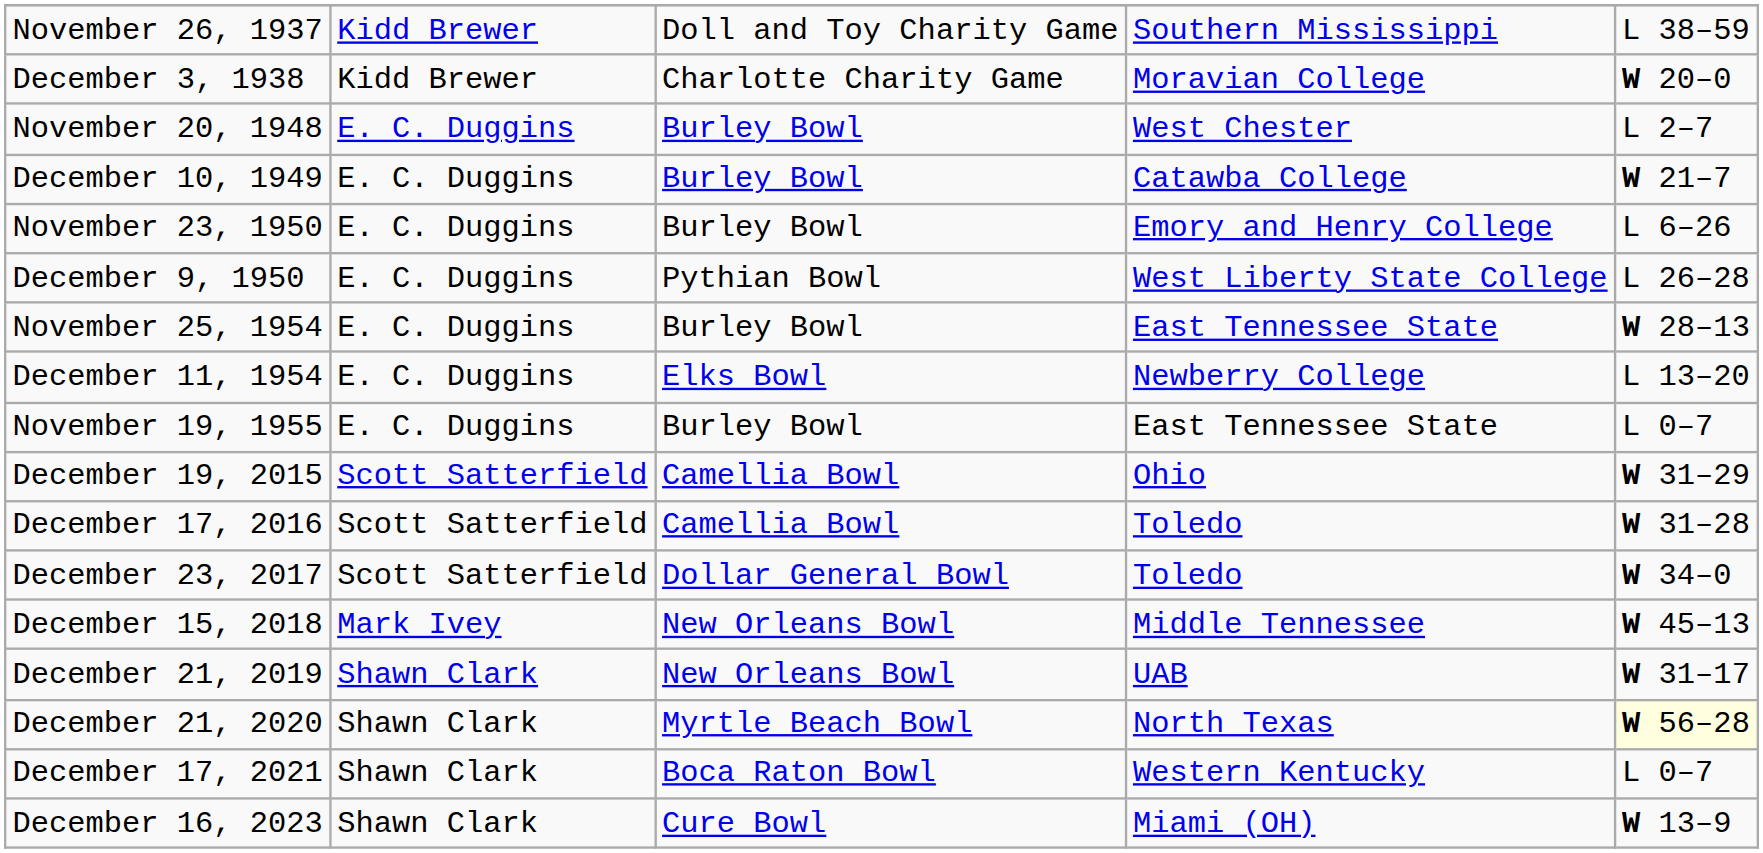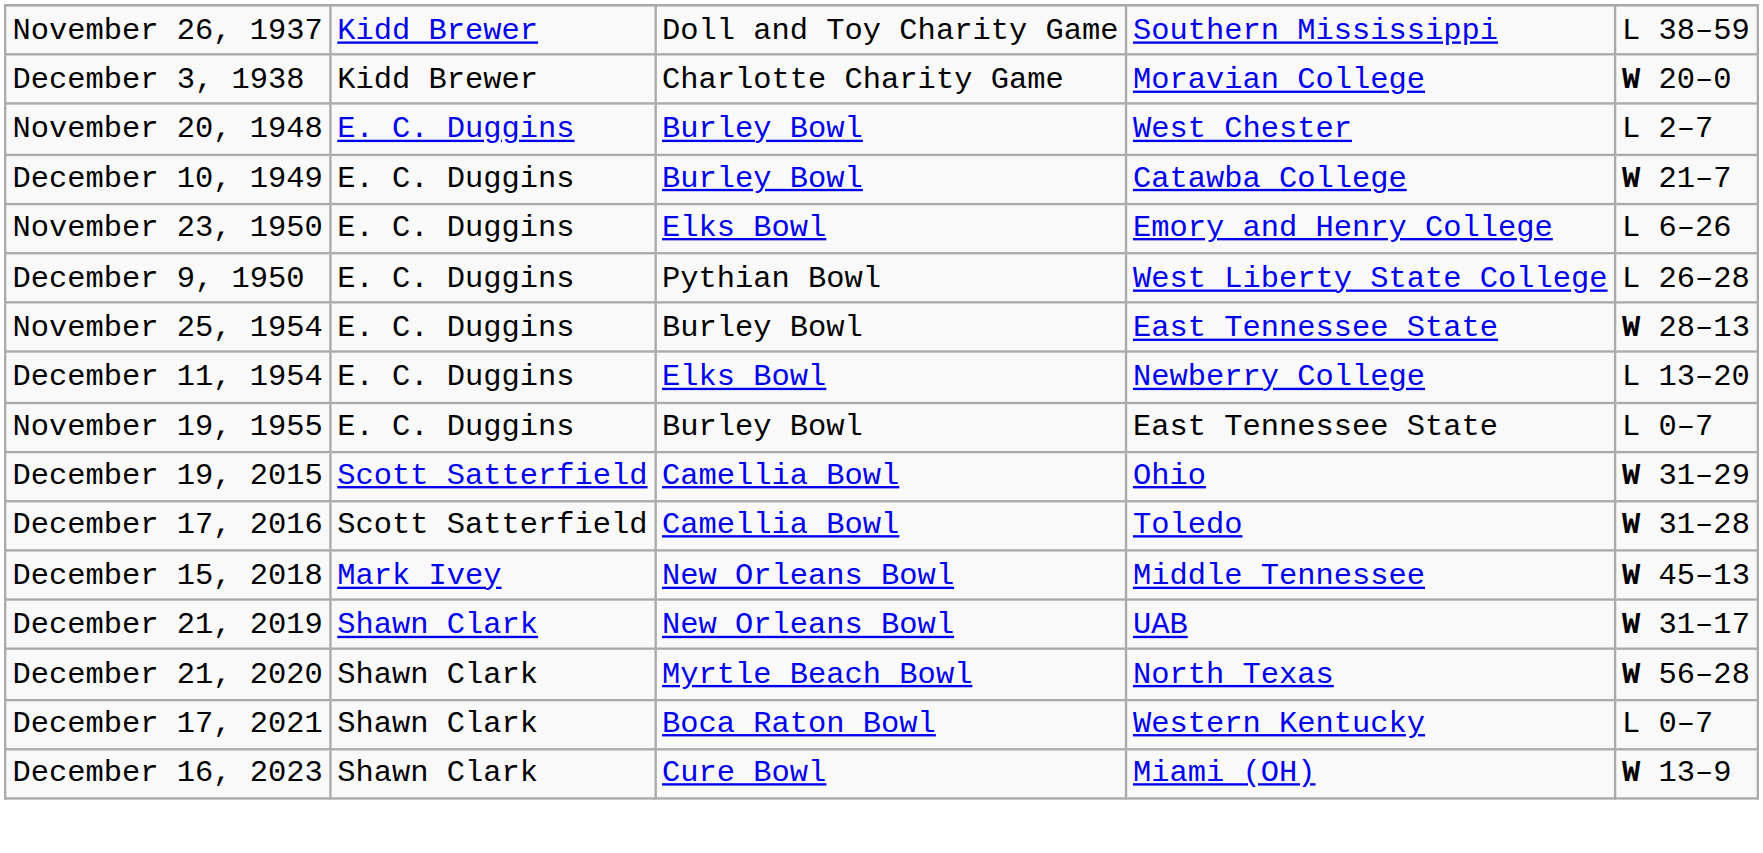(762, 228) Burley Bowl -> (744, 228) Elks Bowl
- row: (168, 575)
(1686, 724) lightyellow background -> (1686, 674) no background
